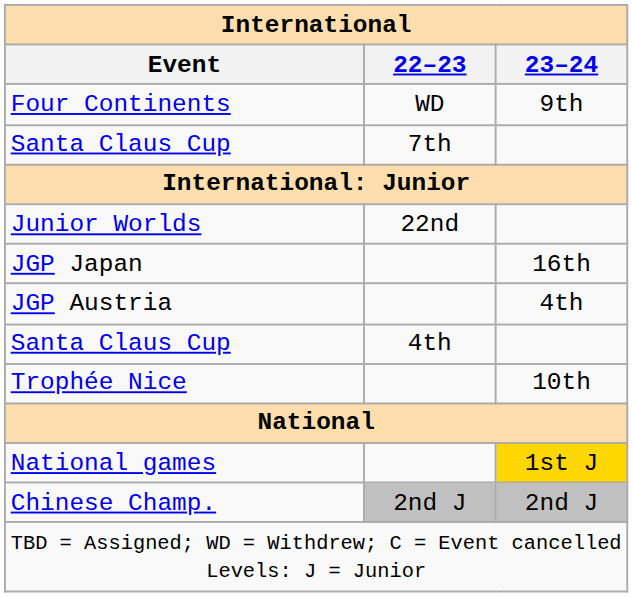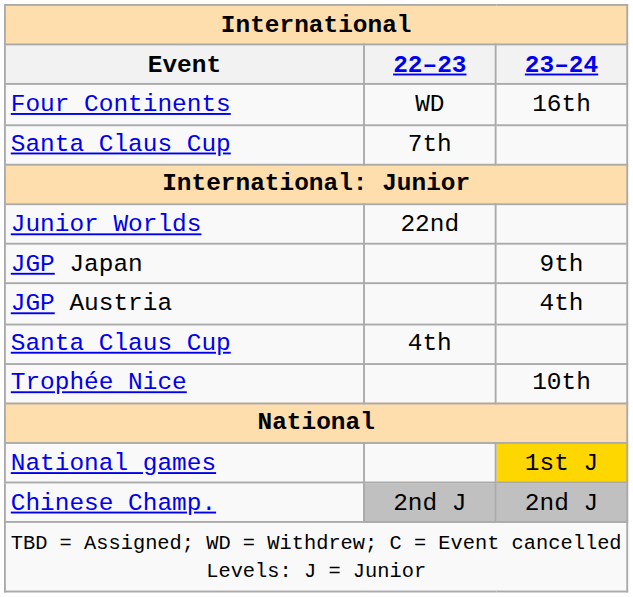(562, 105) 9th -> (562, 105) 16th
(562, 264) 16th -> (562, 264) 9th
